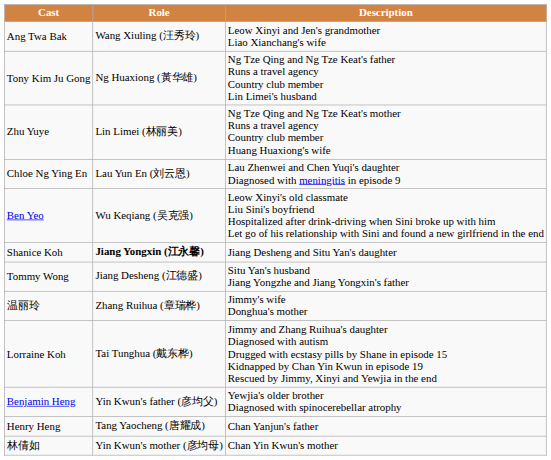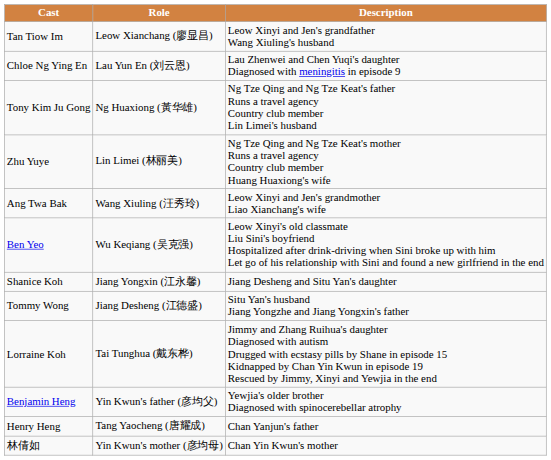+ row: (35, 36)
rows swapped: (37, 36) <-> (47, 173)
(150, 251) bold -> (148, 281) normal
- row: (23, 305)
